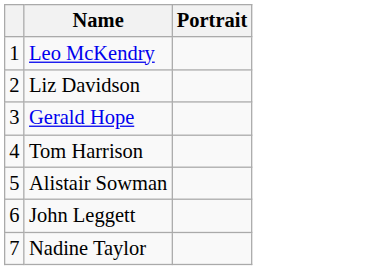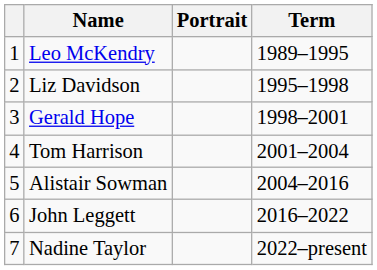+ column: (312, 20)
